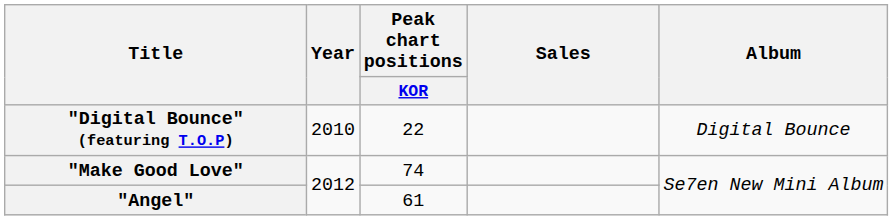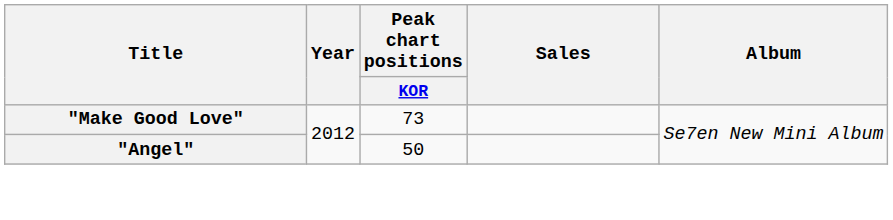- row: (156, 129)
(413, 171) 74 -> (413, 120) 73
(413, 200) 61 -> (413, 149) 50
